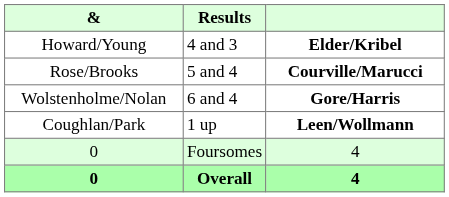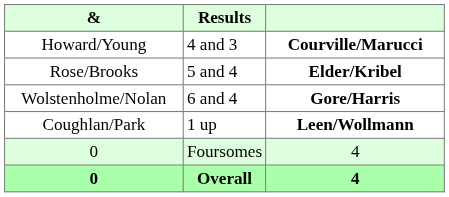(355, 44) Elder/Kribel -> (355, 44) Courville/Marucci
(355, 71) Courville/Marucci -> (355, 71) Elder/Kribel
